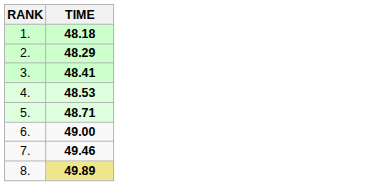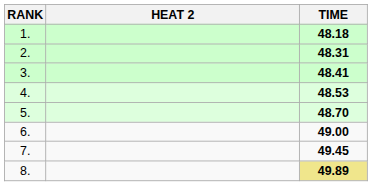+ column: (173, 15)
(80, 54) 48.29 -> (333, 54) 48.31
(80, 112) 48.71 -> (333, 112) 48.70
(80, 152) 49.46 -> (333, 152) 49.45
